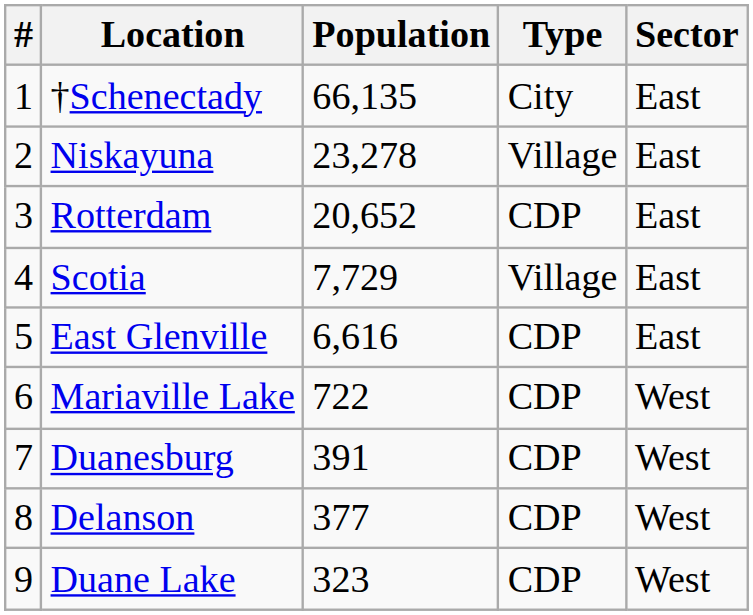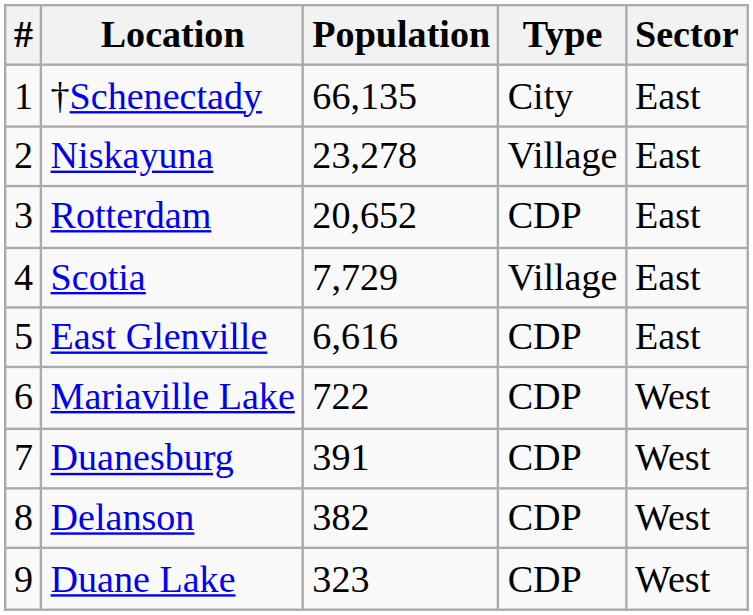(341, 517) 377 -> (341, 517) 382
